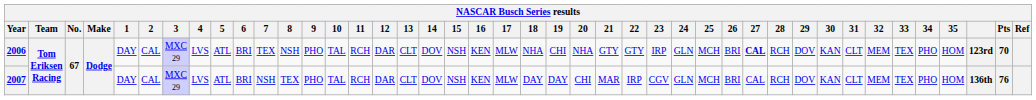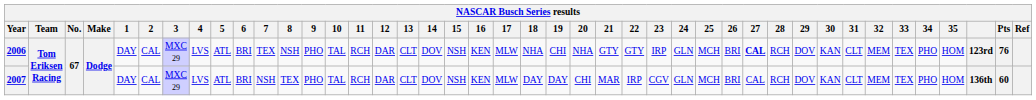(1004, 52) 70 -> (1004, 52) 76
(1004, 80) 76 -> (1004, 80) 60
